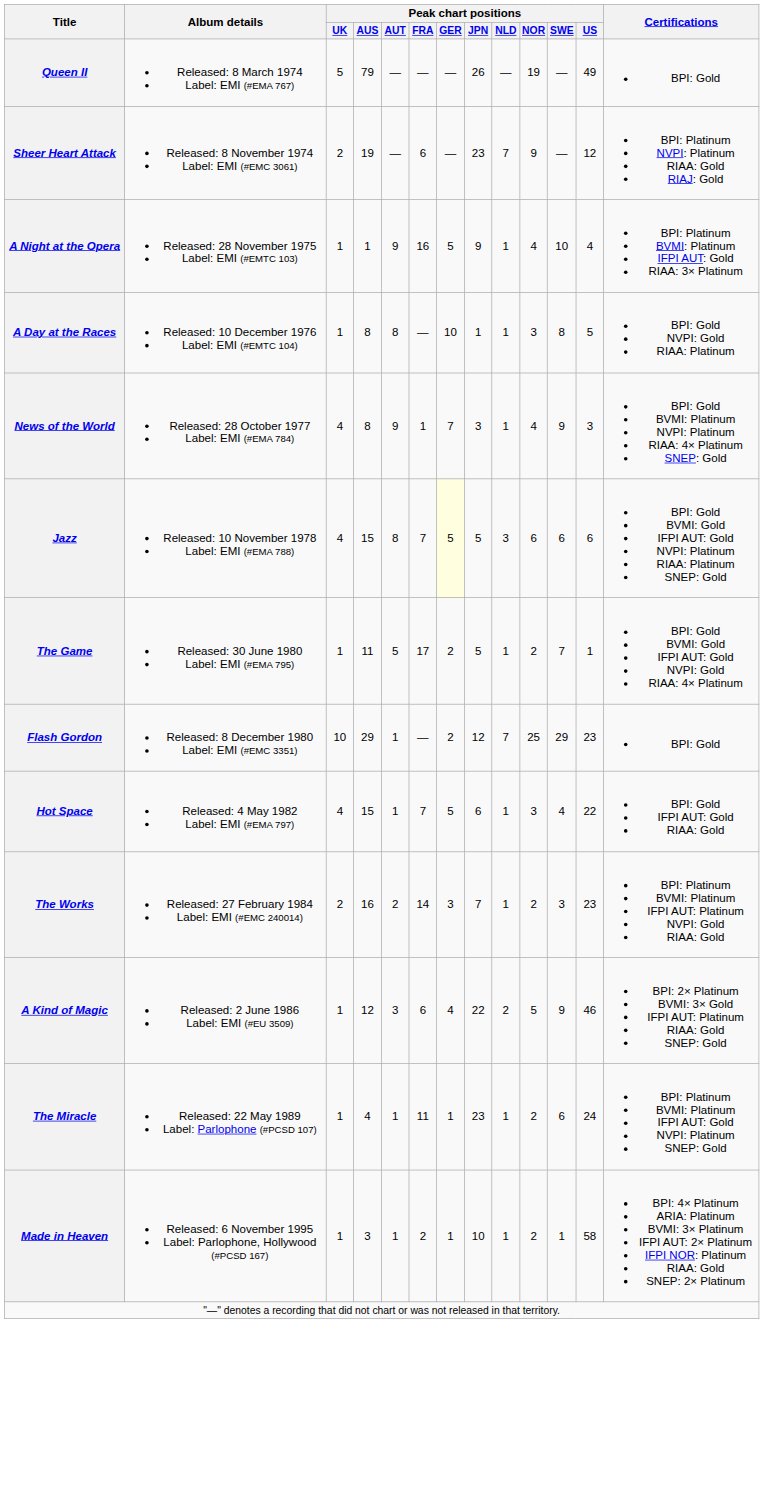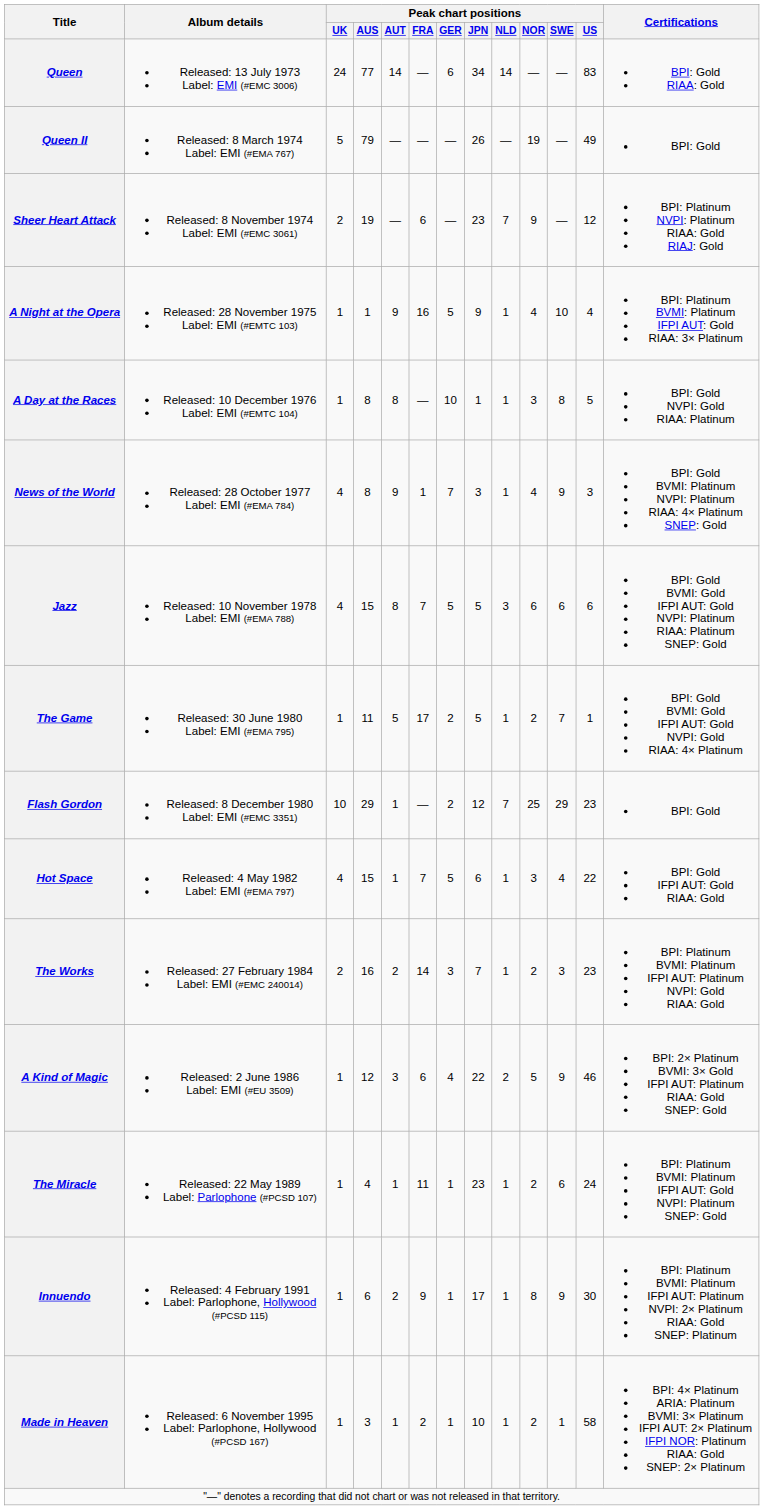+ row: (65, 72)
(451, 538) lightyellow background -> (451, 605) no background
+ row: (65, 1296)
